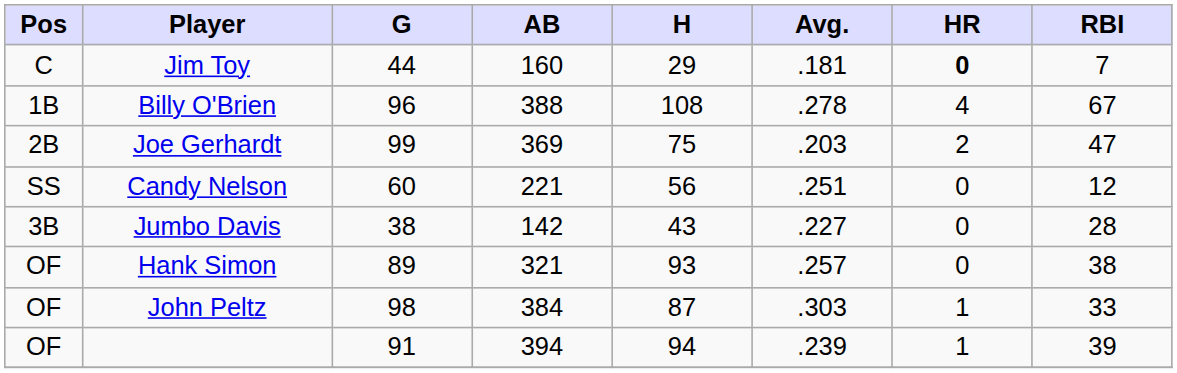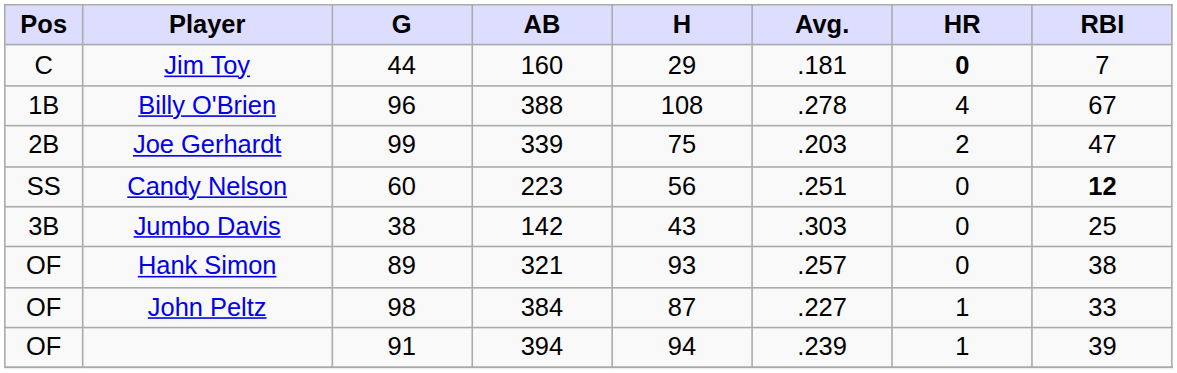(542, 145) 369 -> (542, 145) 339
(542, 186) 221 -> (542, 186) 223
(1102, 186) normal -> (1102, 186) bold
(822, 226) .227 -> (822, 226) .303
(1102, 226) 28 -> (1102, 226) 25
(822, 307) .303 -> (822, 307) .227
